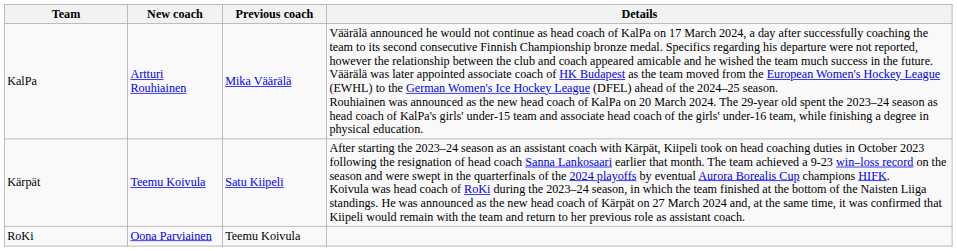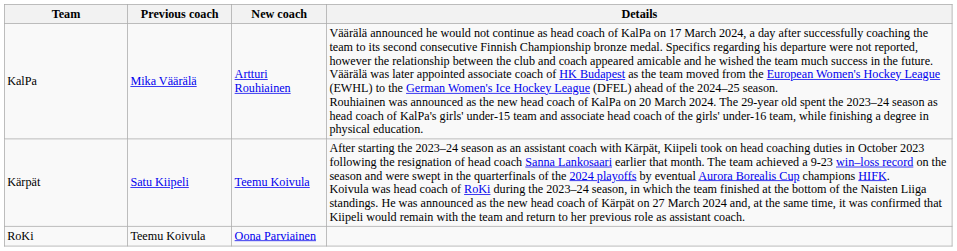columns swapped: (274, 14) <-> (175, 14)
